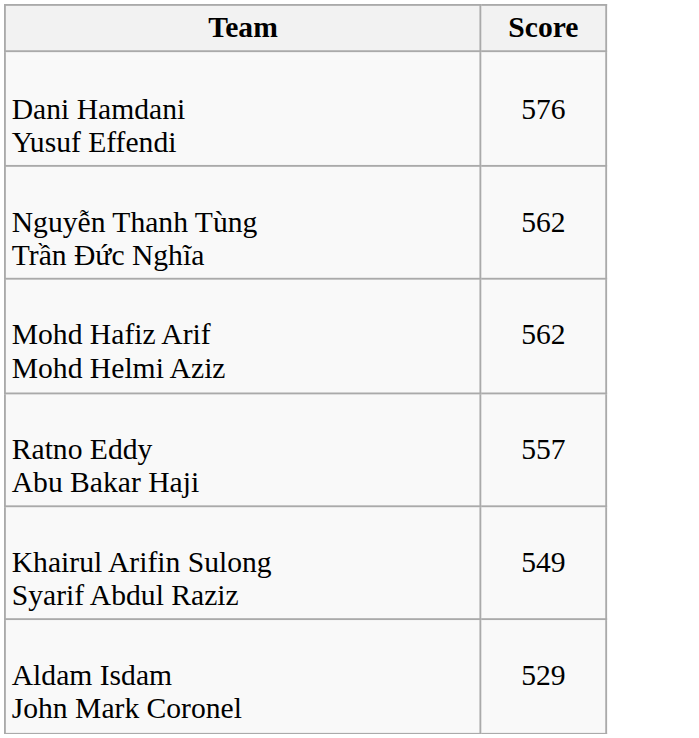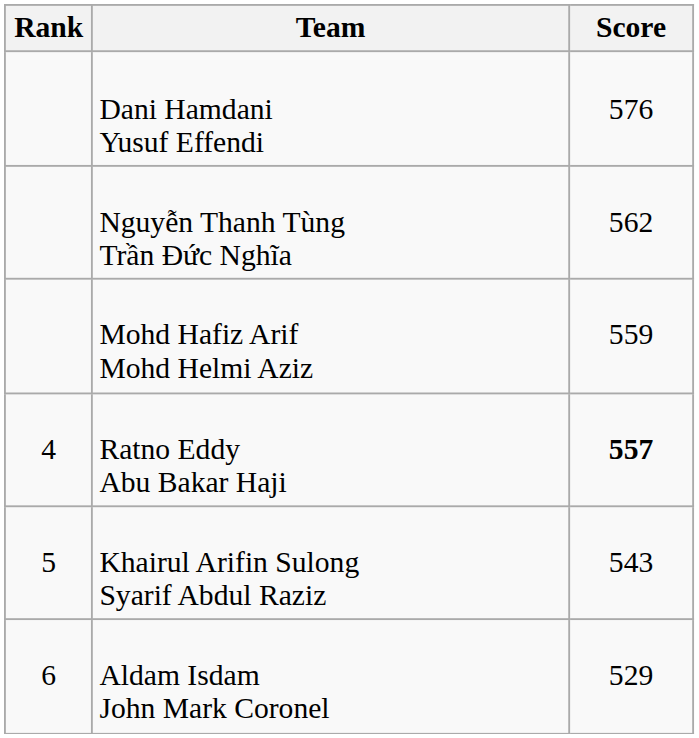+ column: (49, 27)
(543, 335) 562 -> (631, 335) 559
(543, 448) normal -> (631, 448) bold
(543, 562) 549 -> (631, 562) 543
